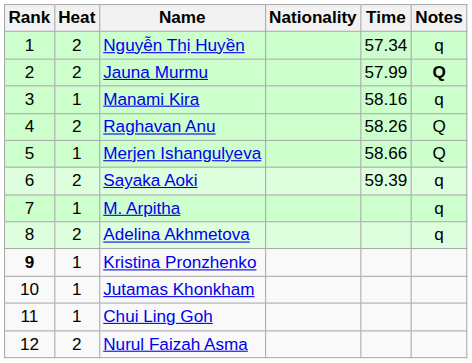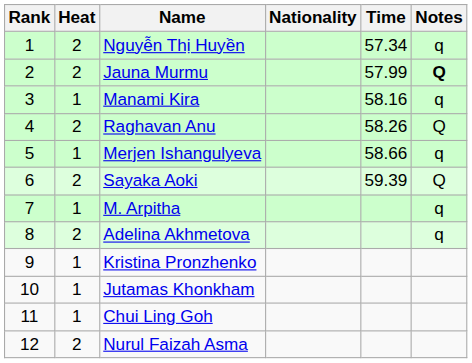(439, 153) Q -> (439, 153) q
(439, 180) q -> (439, 180) Q
(29, 262) bold -> (29, 262) normal
